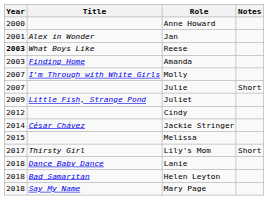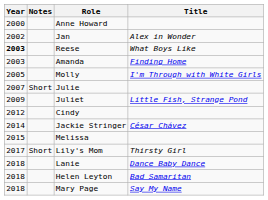columns swapped: (94, 11) <-> (250, 11)
(16, 36) 2001 -> (16, 36) 2002
(16, 74) 2007 -> (16, 74) 2005
